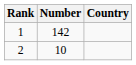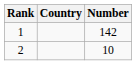columns swapped: (108, 13) <-> (60, 13)
